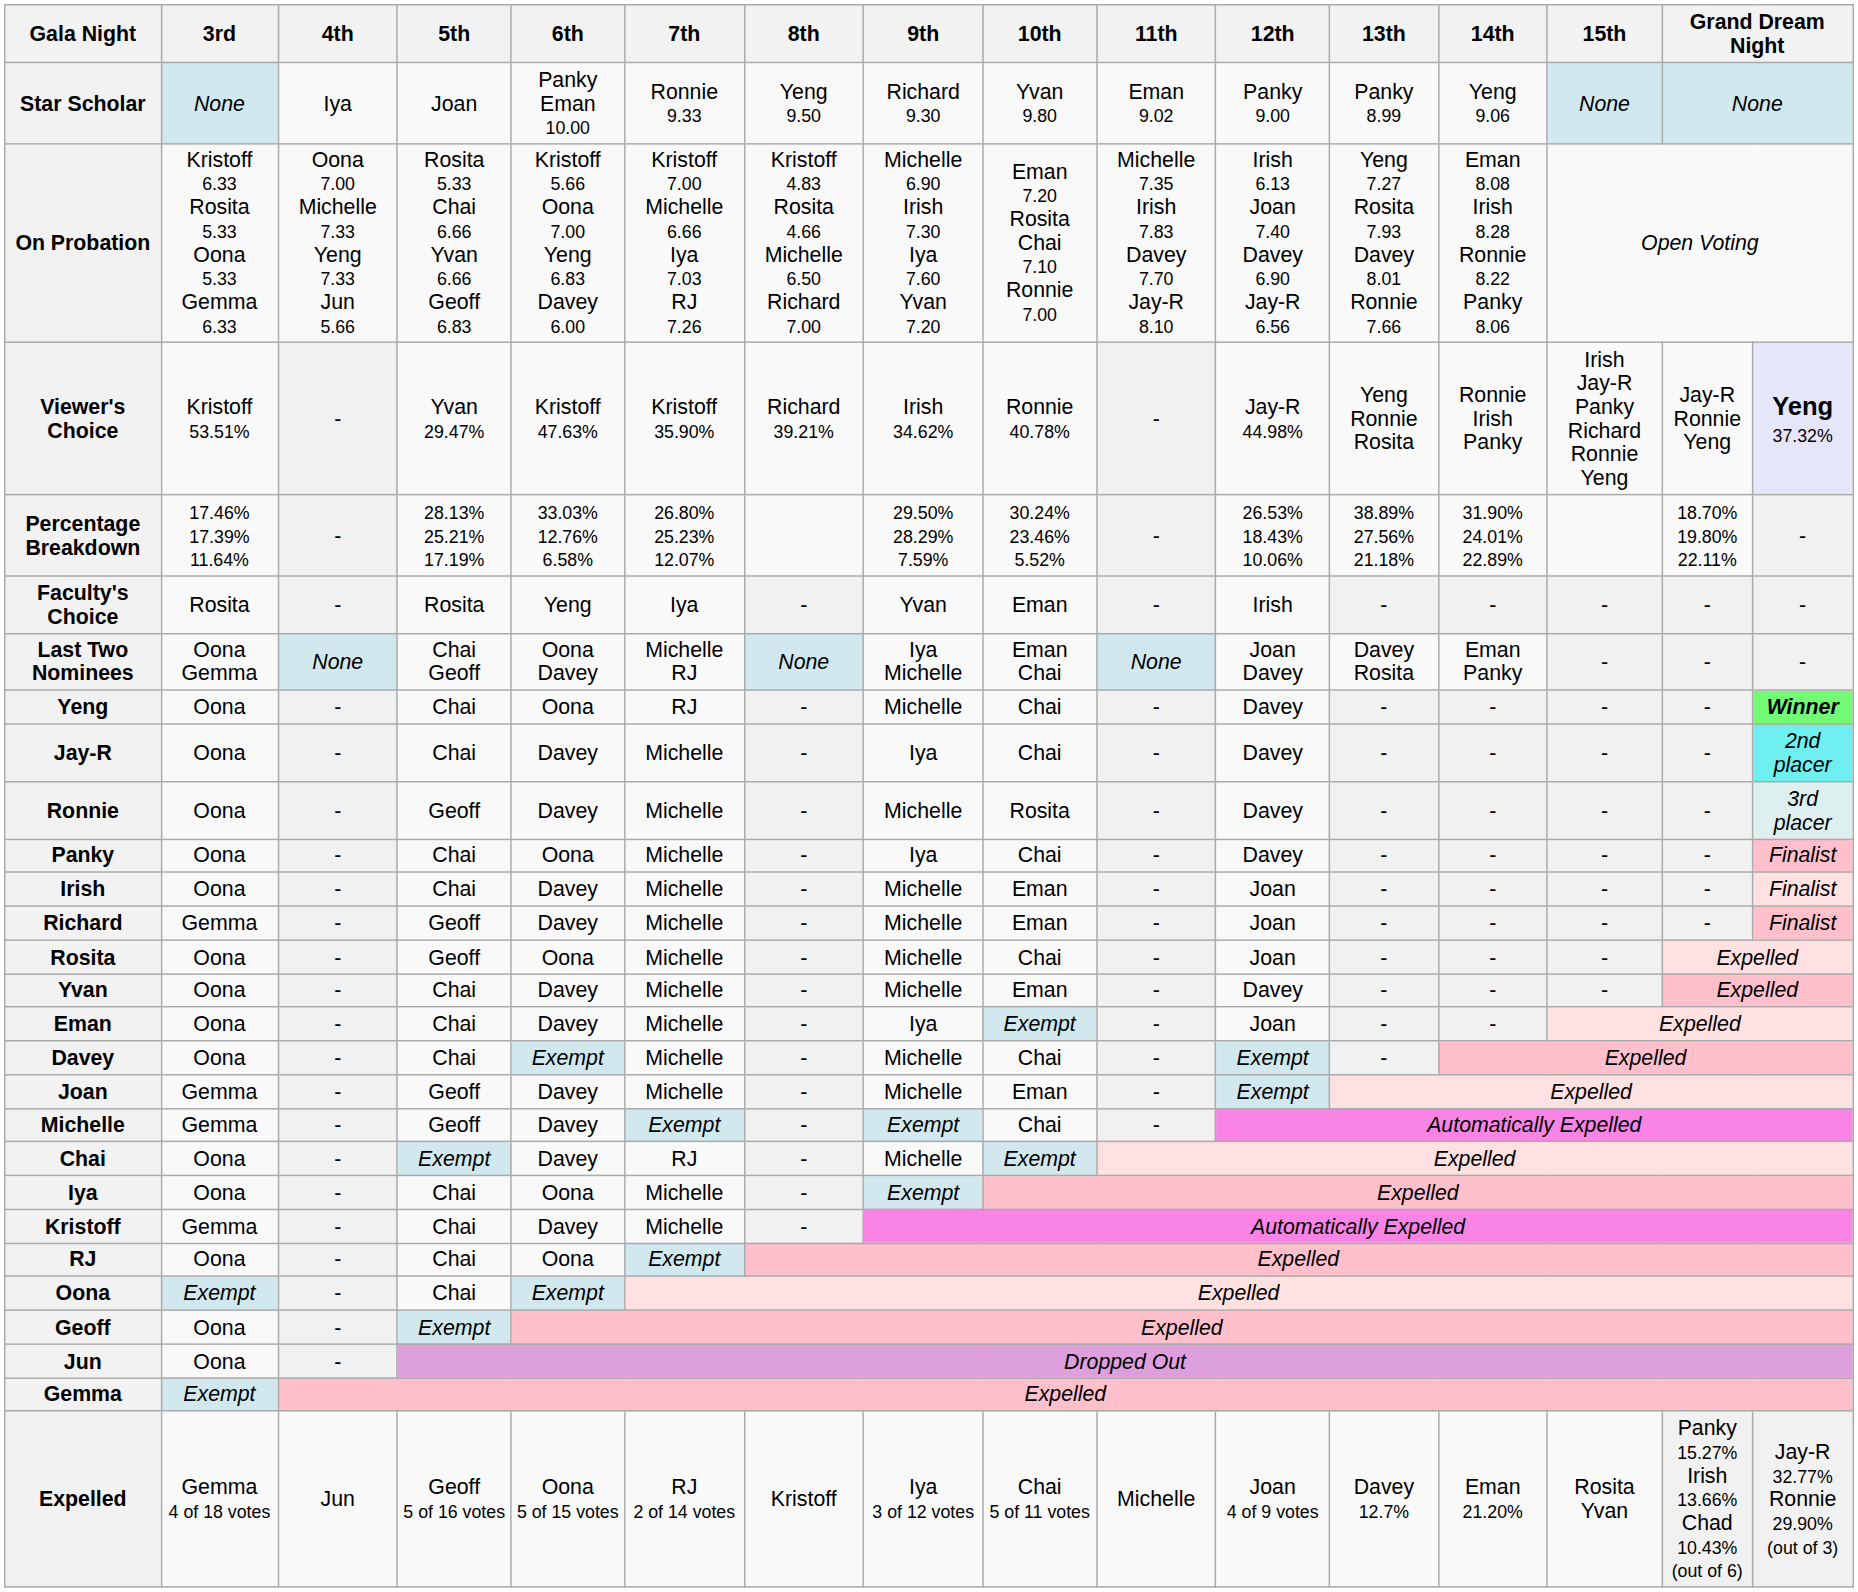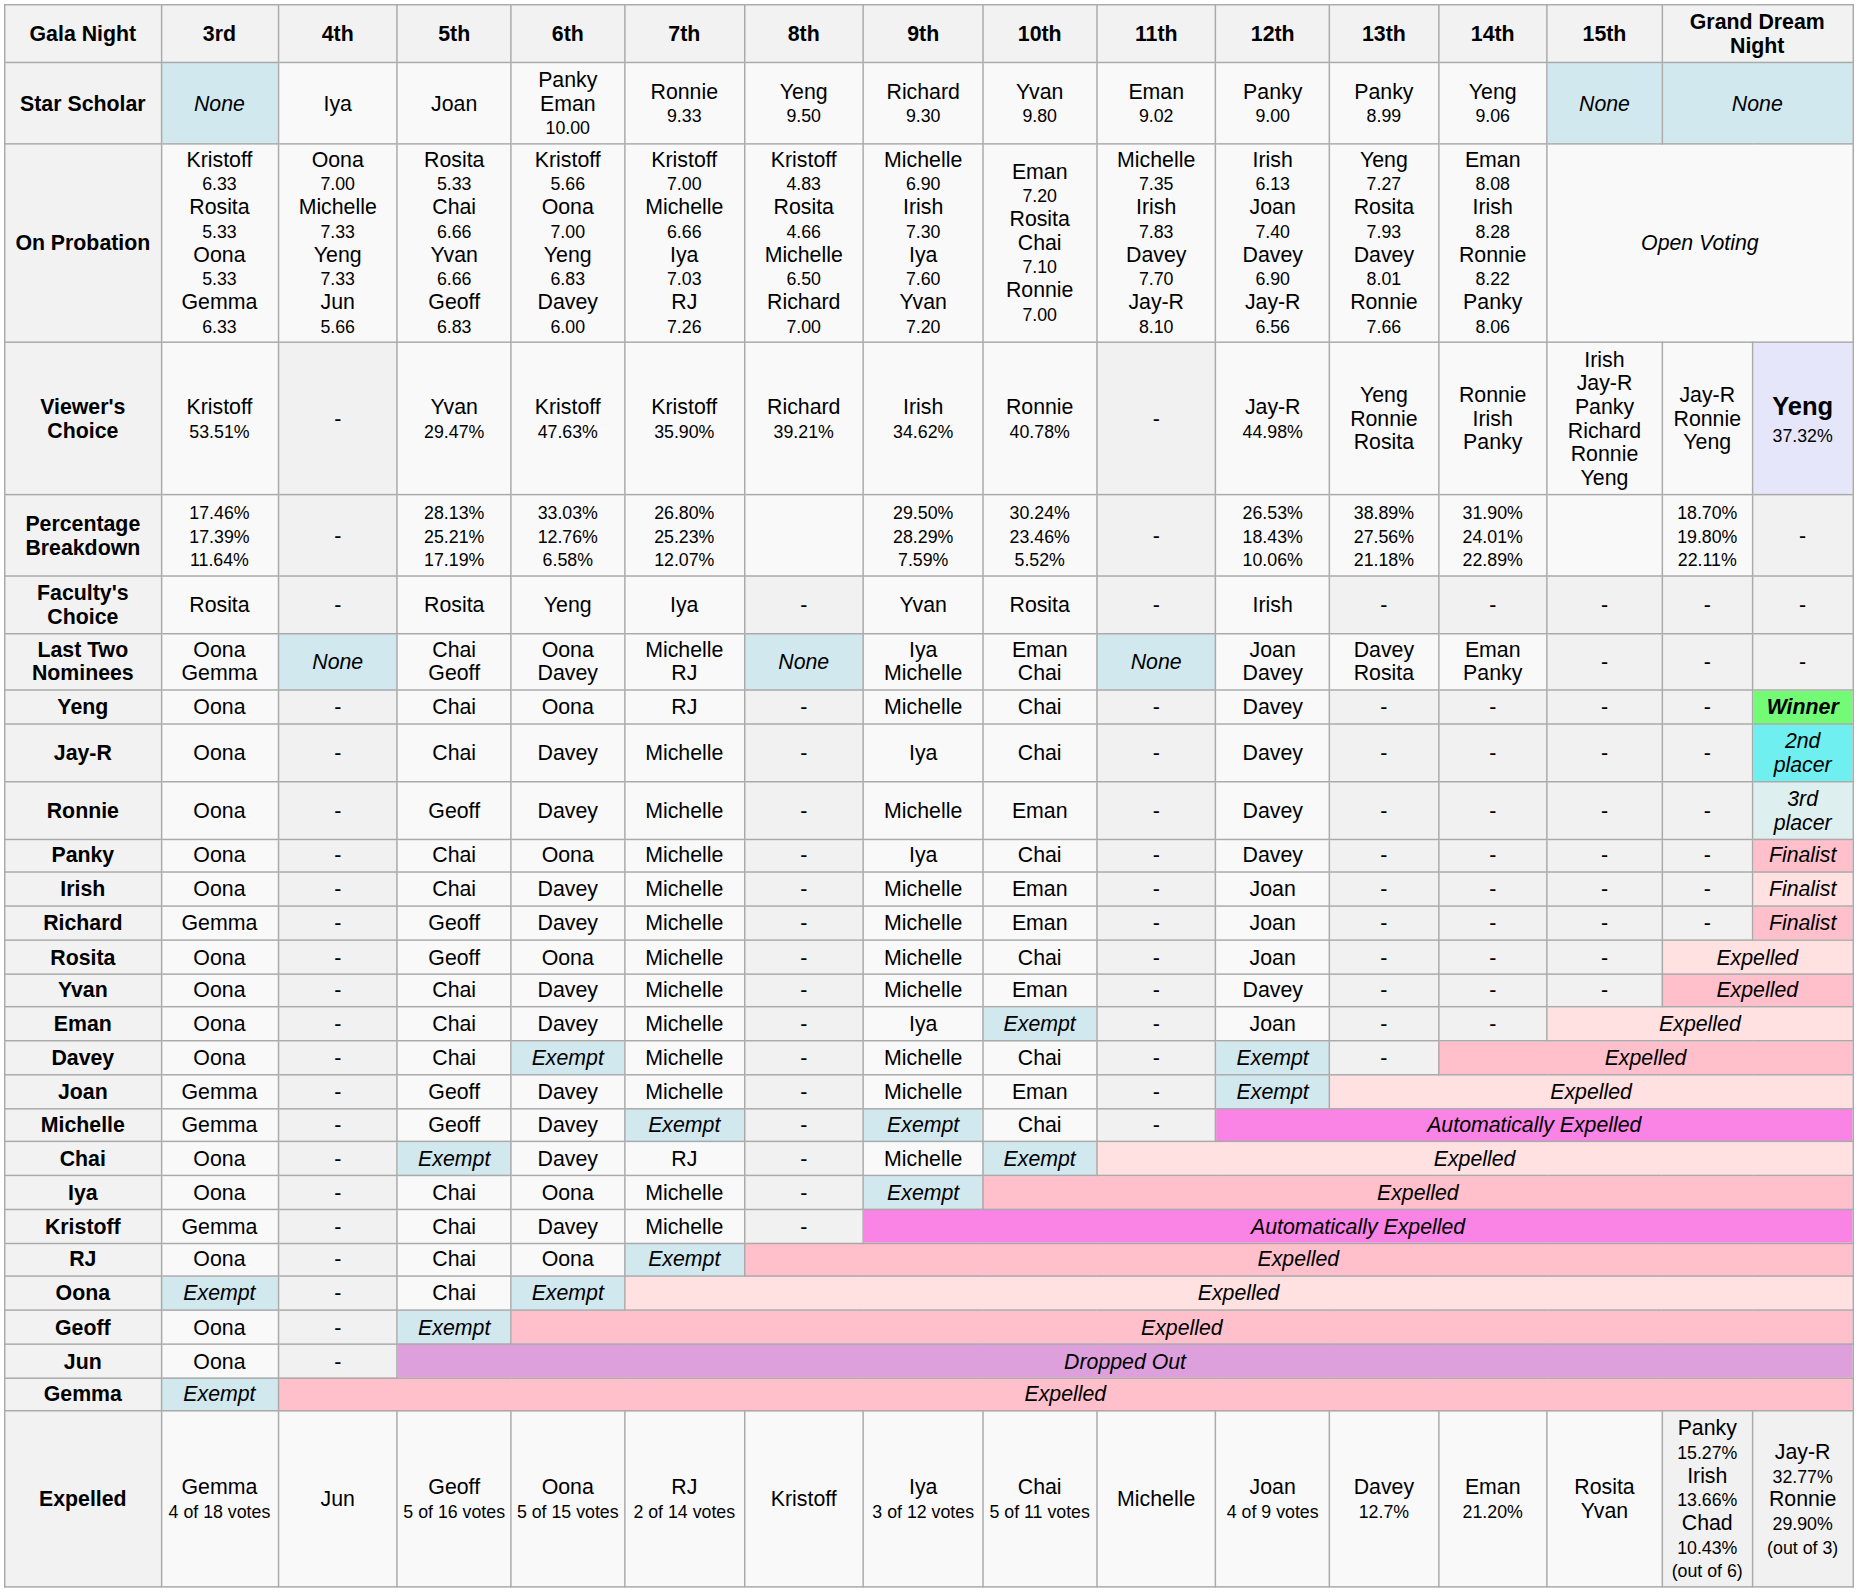(1040, 605) Eman -> (1040, 605) Rosita
(1040, 810) Rosita -> (1040, 810) Eman
